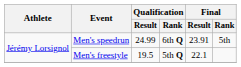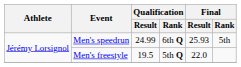(199, 40) 23.91 -> (199, 40) 25.93
(199, 55) 22.1 -> (199, 55) 22.0
